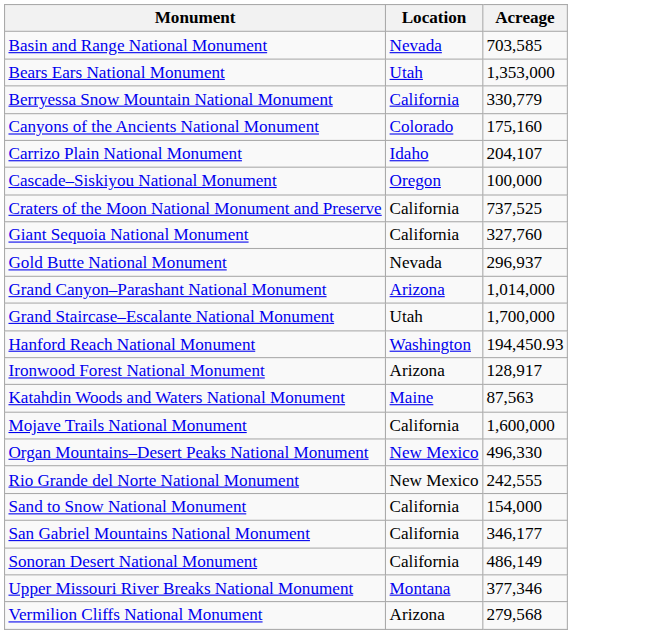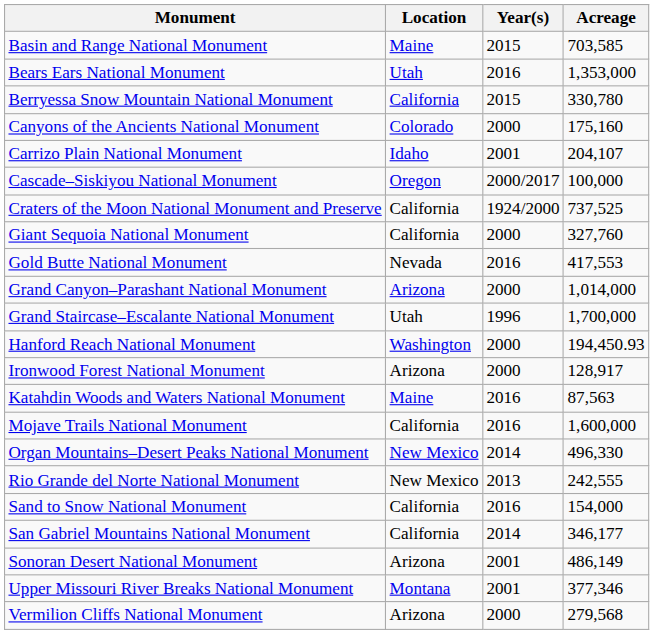+ column: (523, 18)
(416, 45) Nevada -> (411, 45) Maine
(514, 99) 330,779 -> (595, 99) 330,780
(514, 262) 296,937 -> (595, 262) 417,553
(424, 561) California -> (417, 561) Arizona
